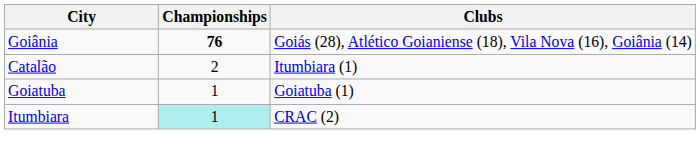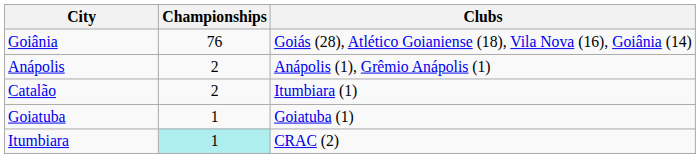(215, 41) bold -> (215, 41) normal
+ row: (36, 66)
